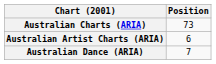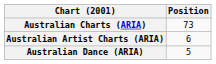(188, 53) 7 -> (188, 53) 5
